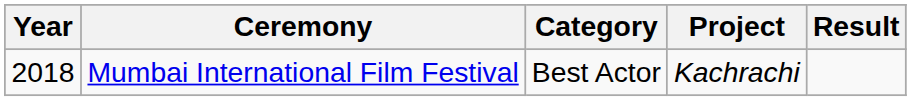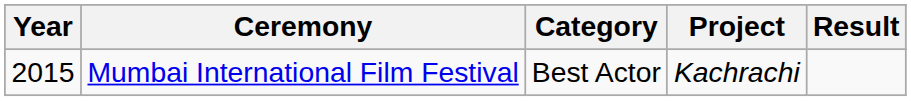(43, 71) 2018 -> (43, 71) 2015
